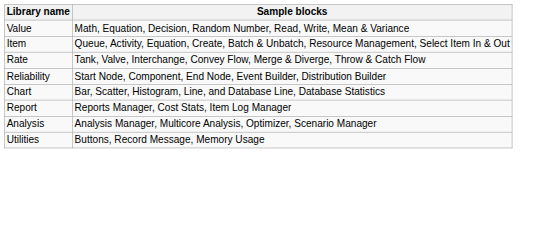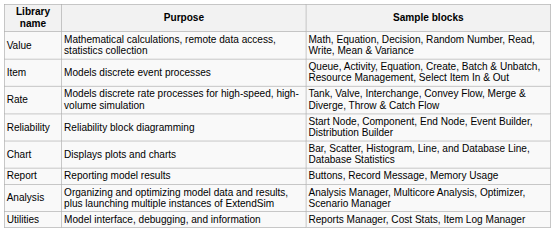+ column: (184, 18)
(183, 108) Reports Manager, Cost Stats, Item Log Manager -> (403, 176) Buttons, Record Message, Memory Usage
(170, 140) Buttons, Record Message, Memory Usage -> (417, 219) Reports Manager, Cost Stats, Item Log Manager
